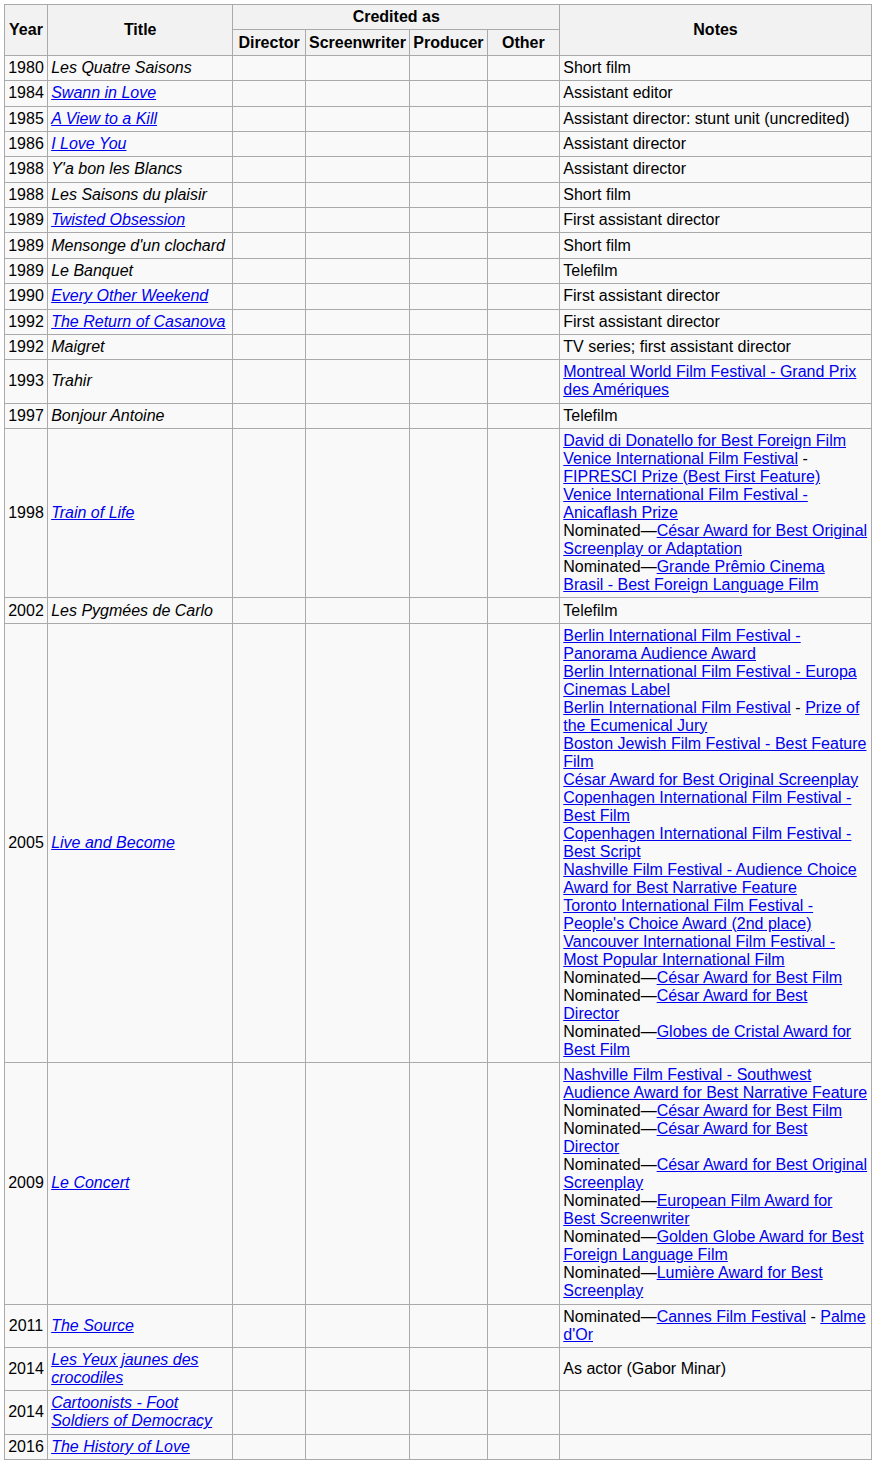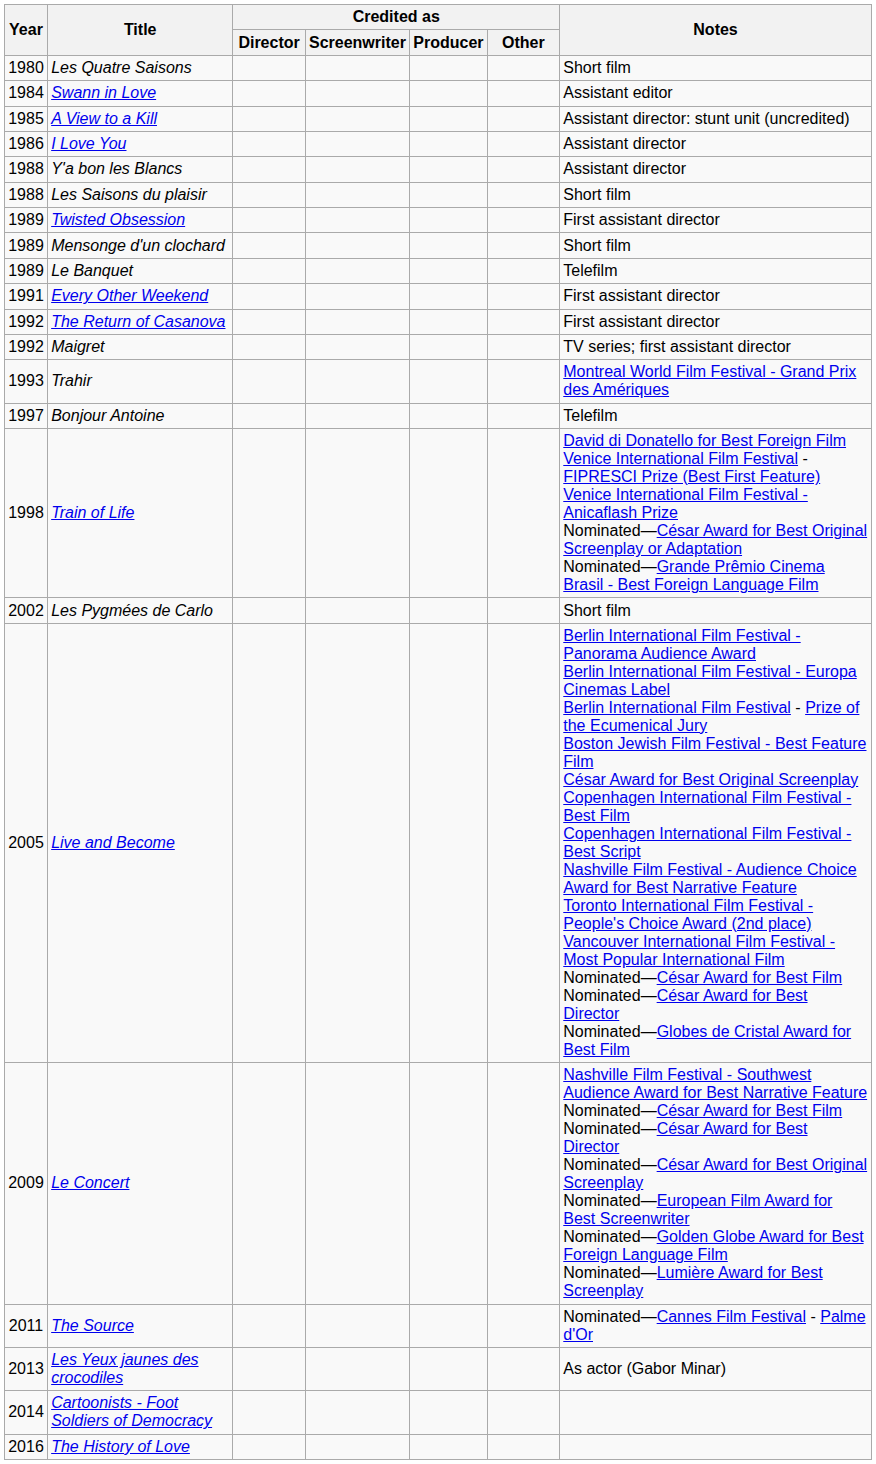(26, 296) 1990 -> (26, 296) 1991
(590, 610) Telefilm -> (597, 610) Short film
(26, 1369) 2014 -> (26, 1369) 2013
